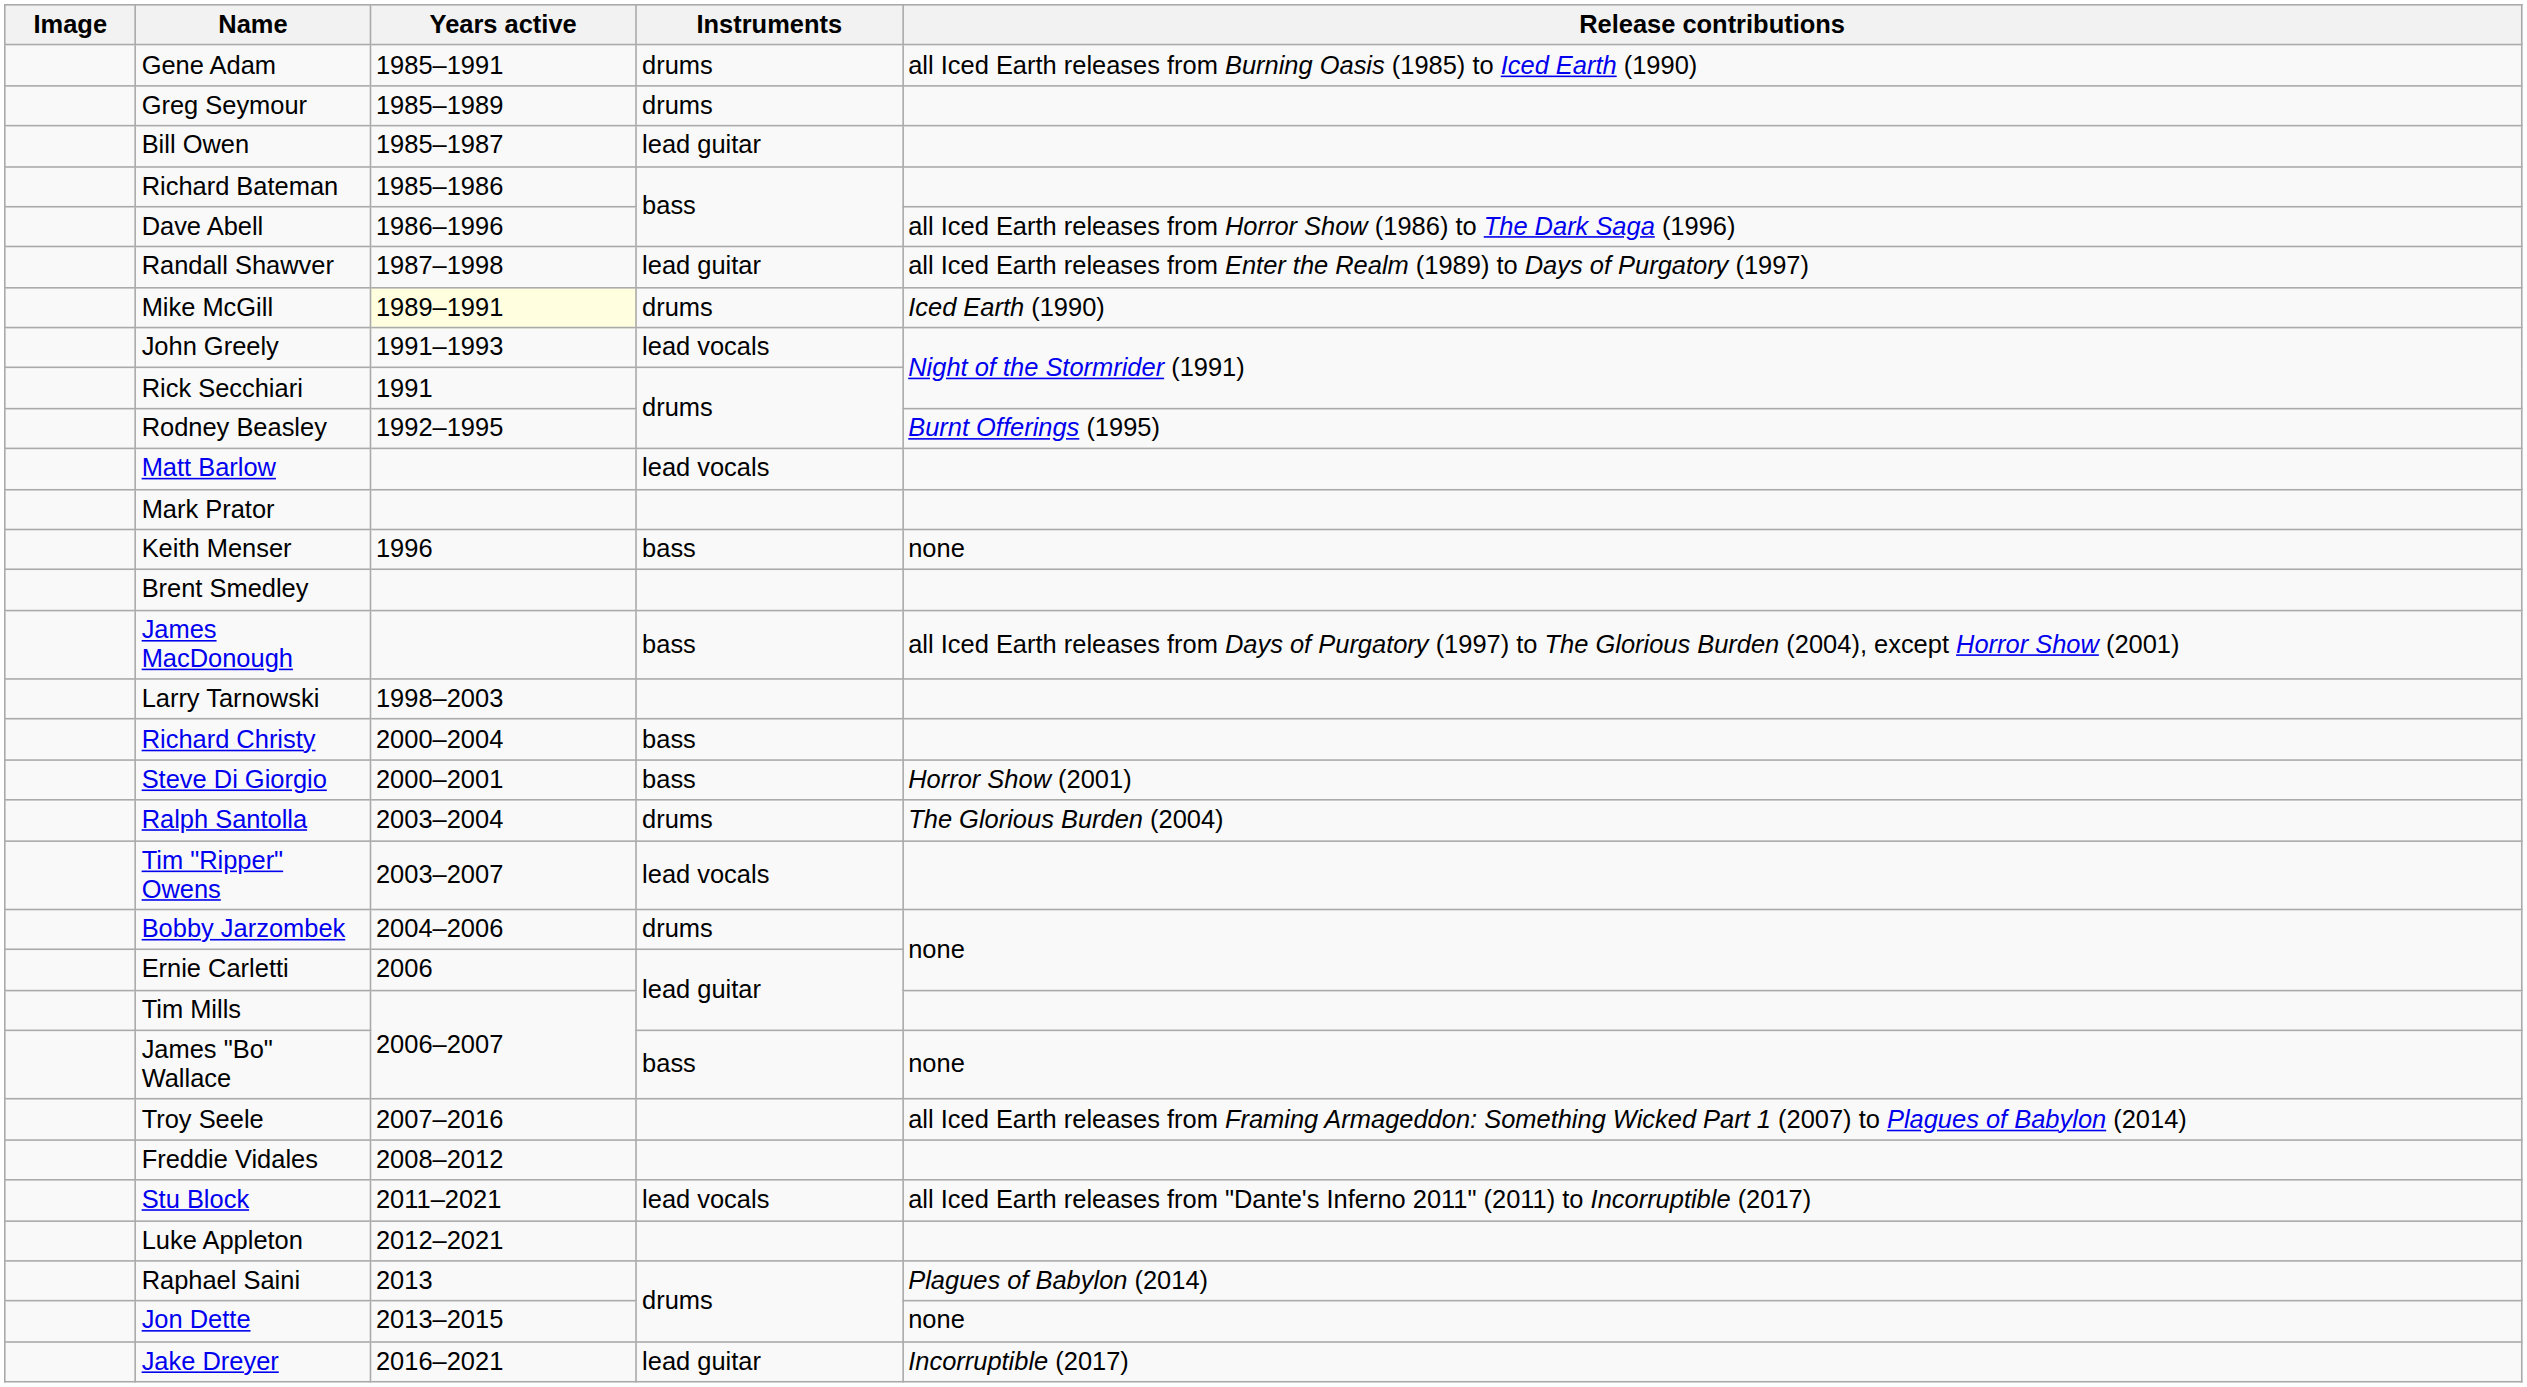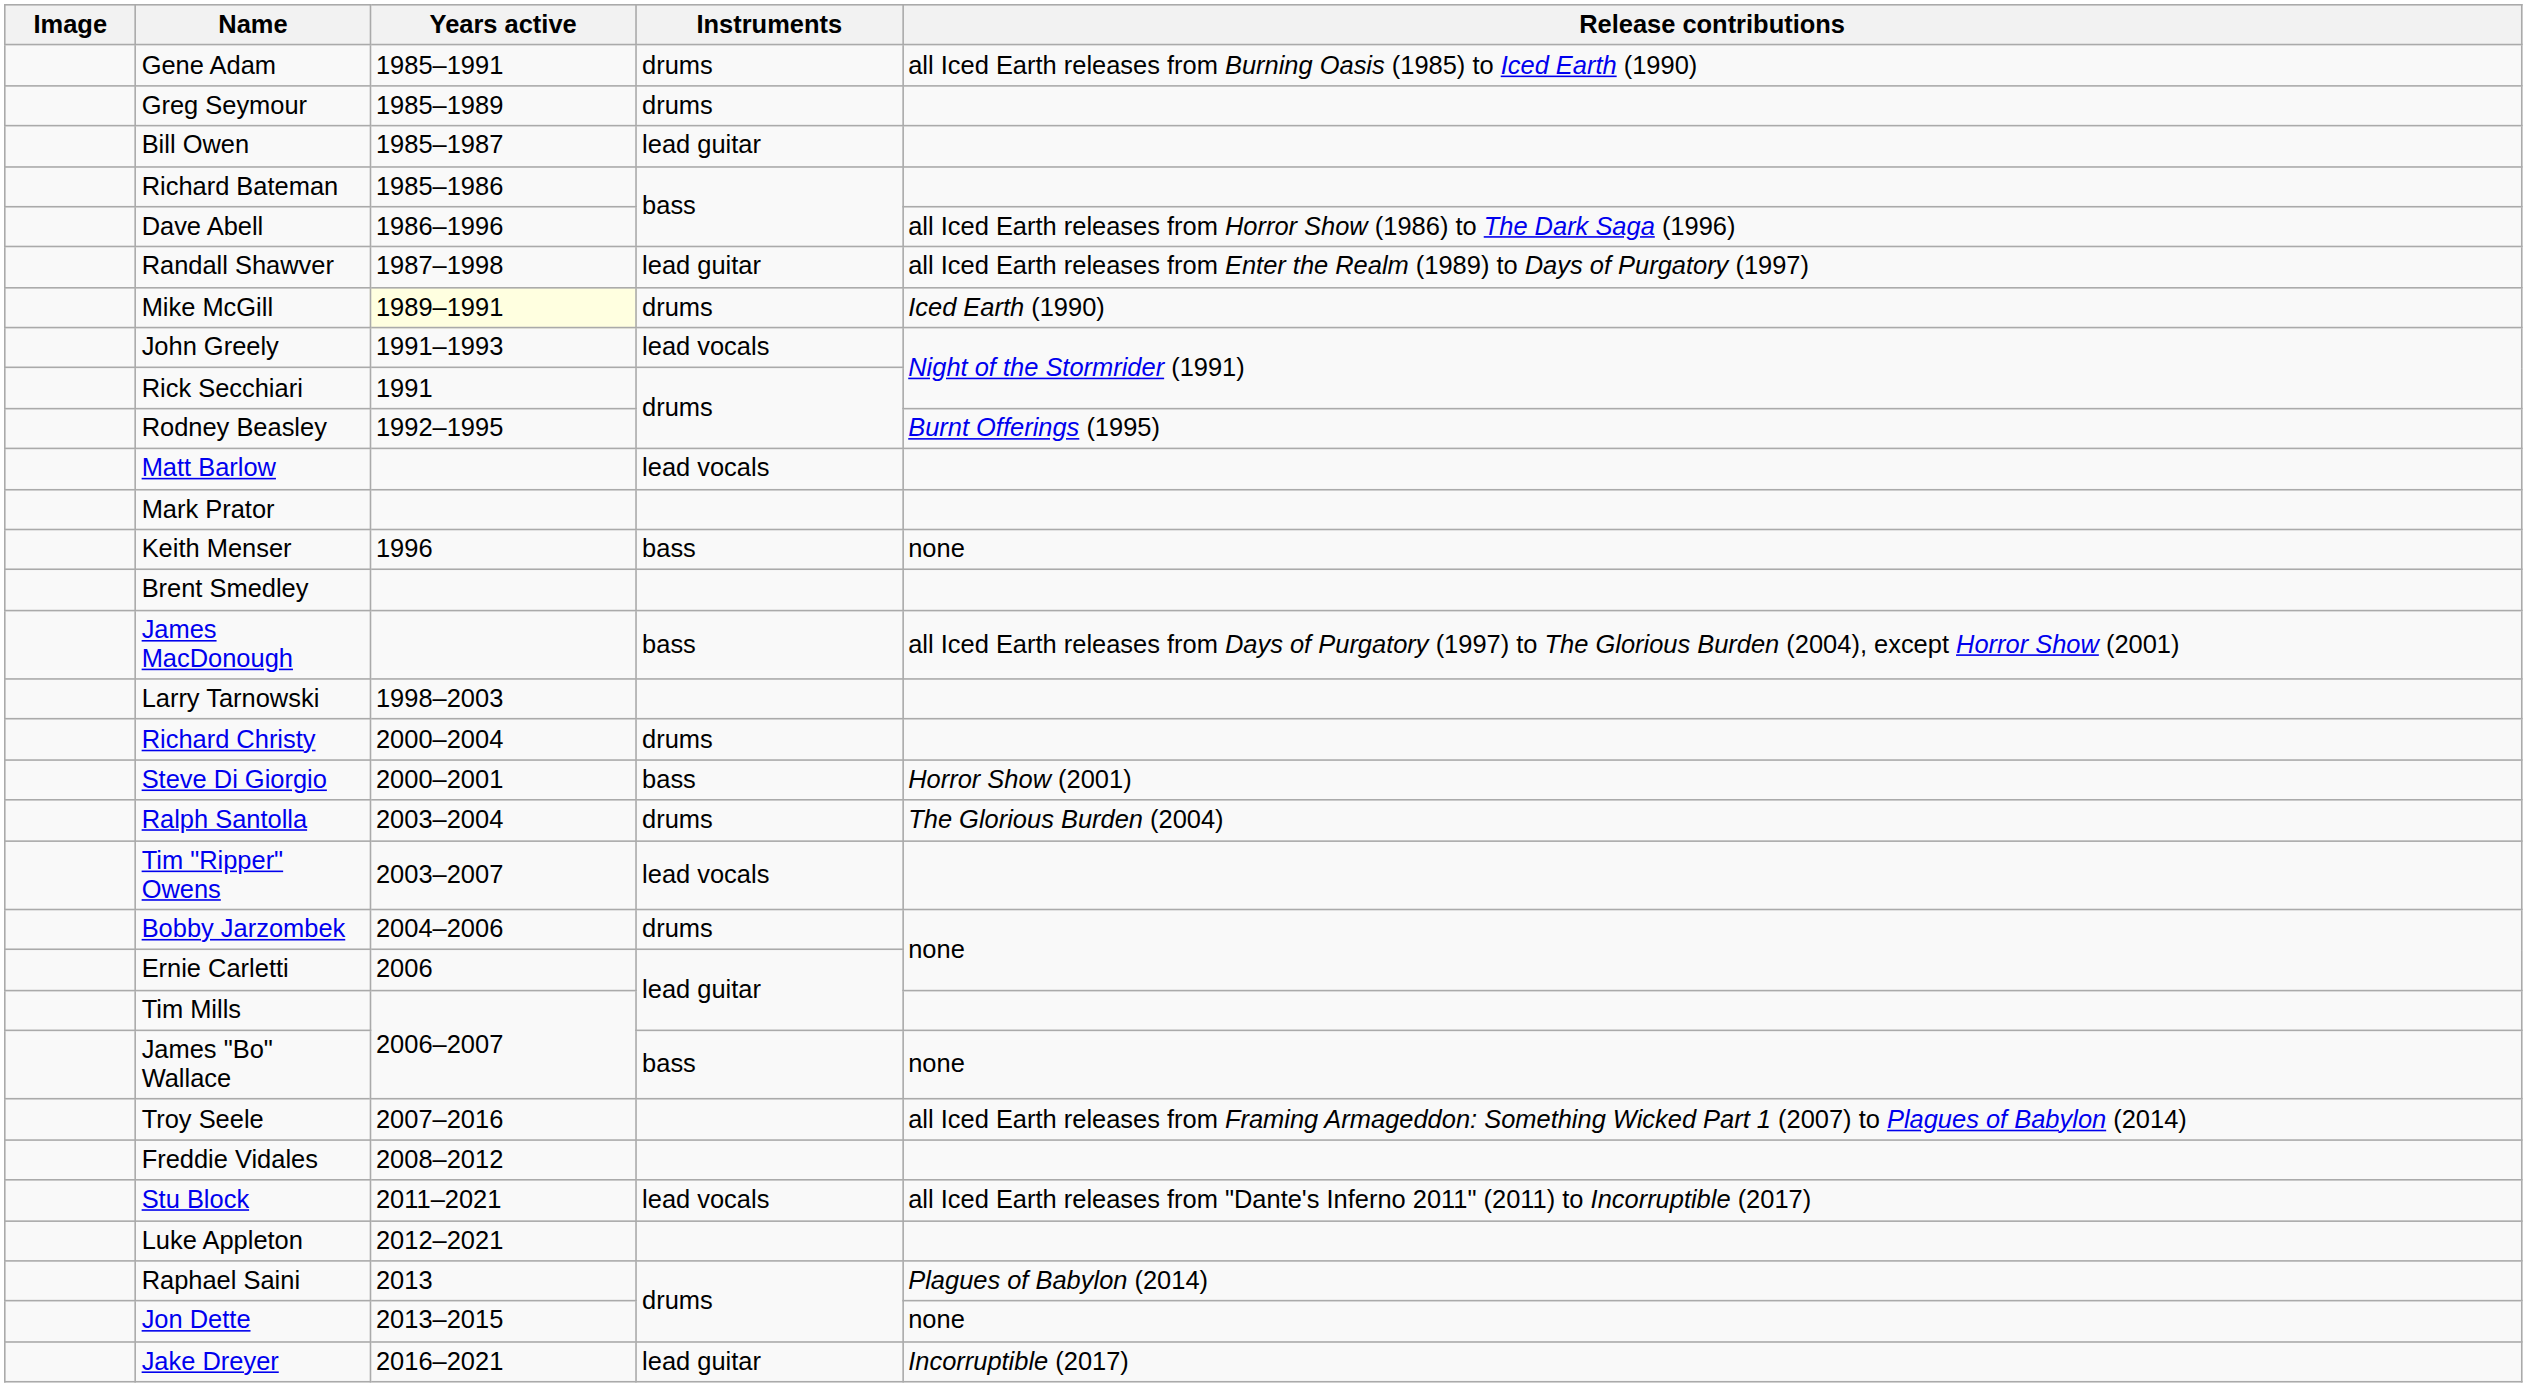(669, 739) bass -> (677, 739) drums
